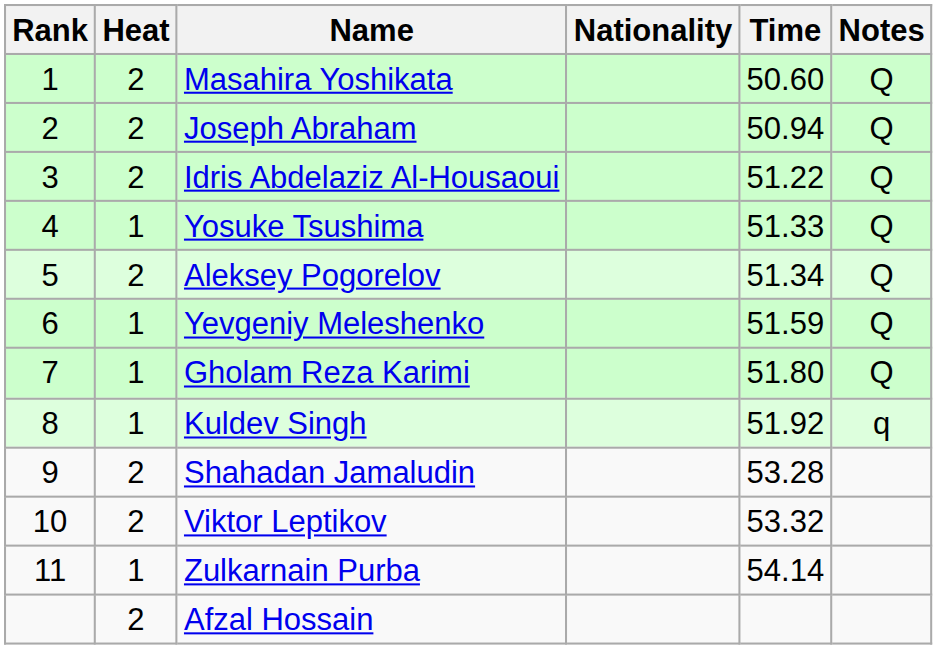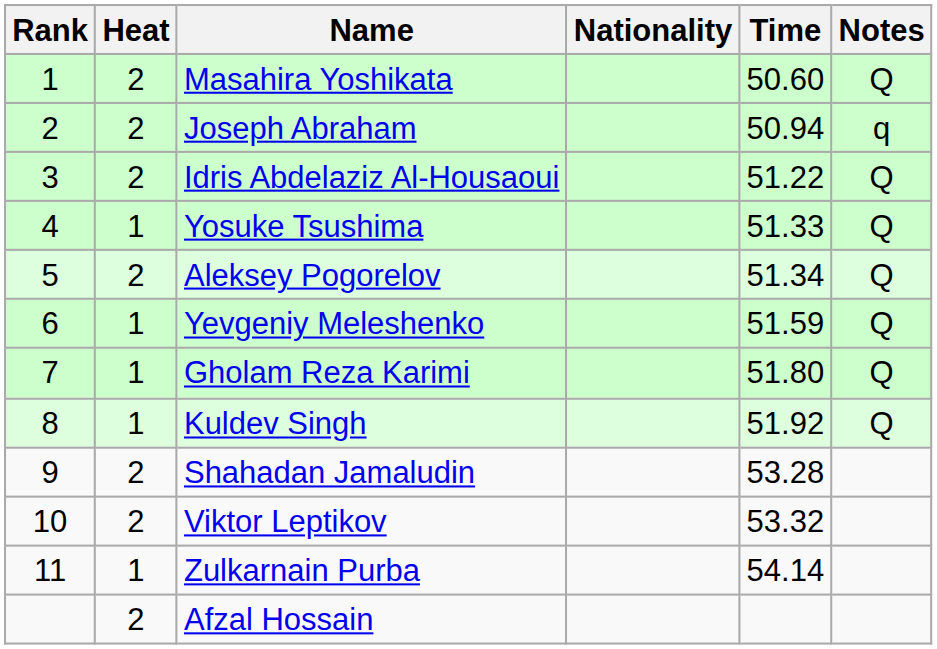(882, 128) Q -> (882, 128) q
(882, 422) q -> (882, 422) Q
